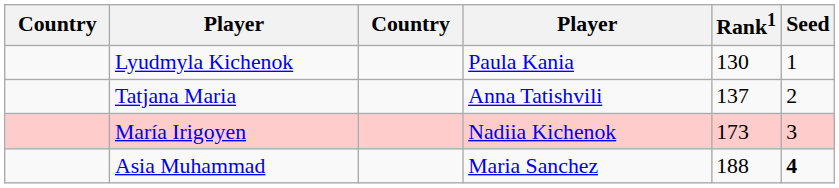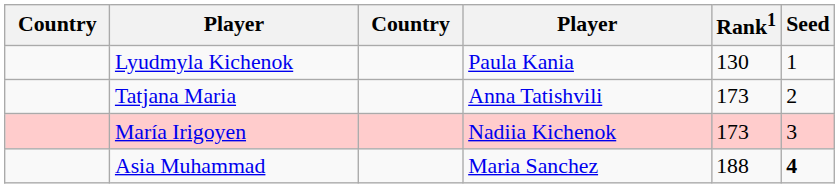(733, 96) 137 -> (733, 96) 173
